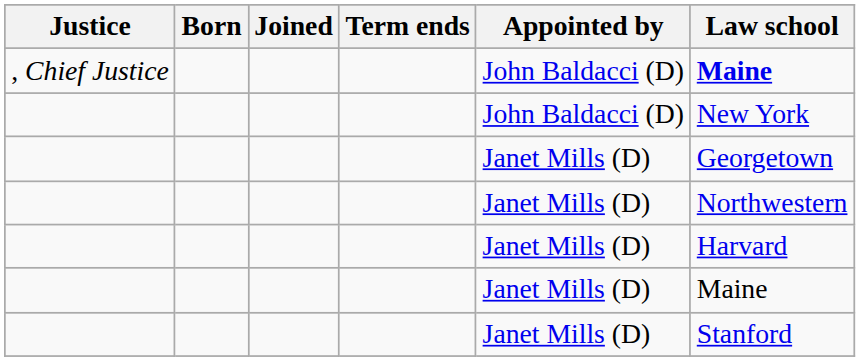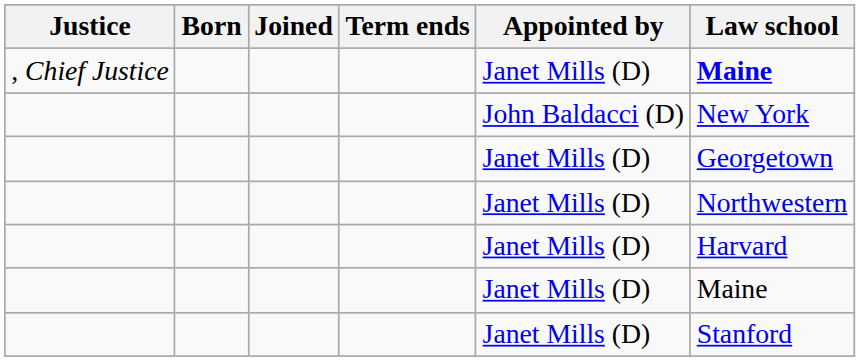(583, 70) John Baldacci (D) -> (566, 70) Janet Mills (D)
